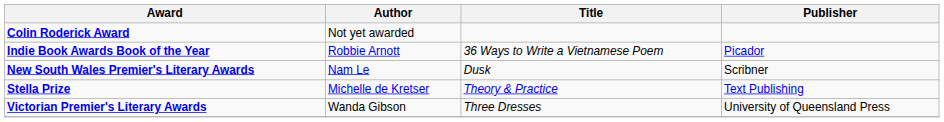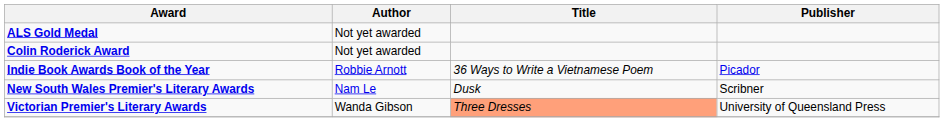+ row: (52, 32)
- row: (39, 88)
(502, 107) no background -> (492, 107) lightsalmon background
